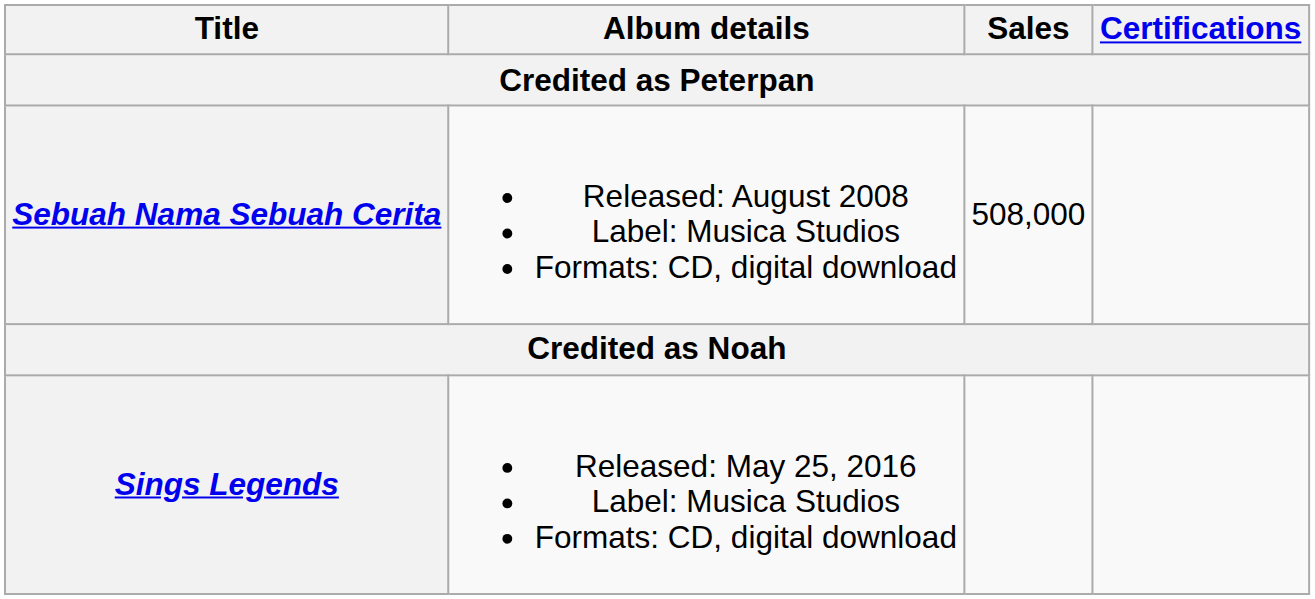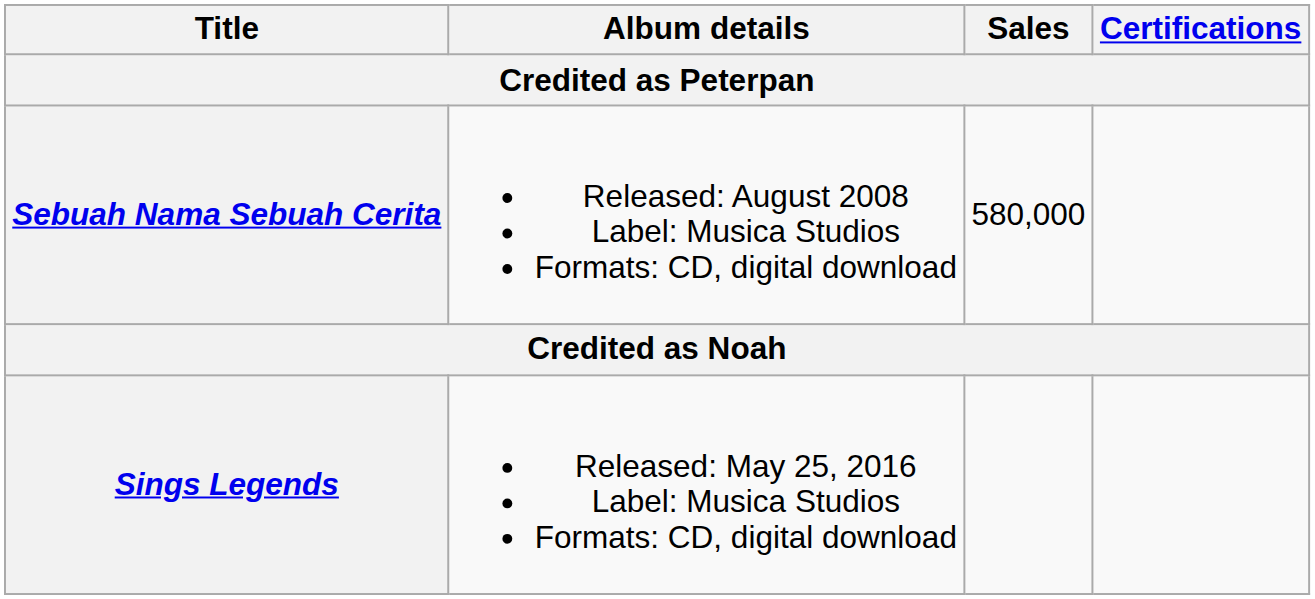(1028, 214) 508,000 -> (1028, 214) 580,000
